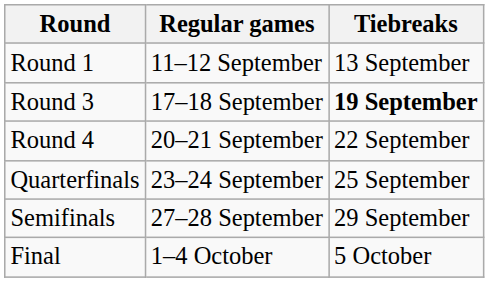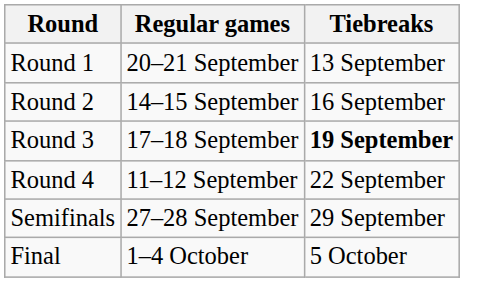(236, 62) 11–12 September -> (212, 62) 20–21 September
+ row: (52, 101)
(237, 140) 20–21 September -> (212, 179) 11–12 September
- row: (75, 179)
